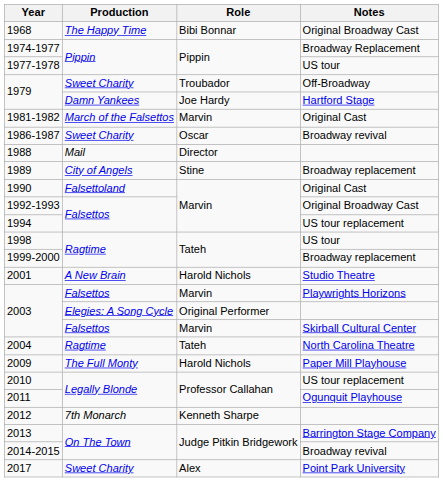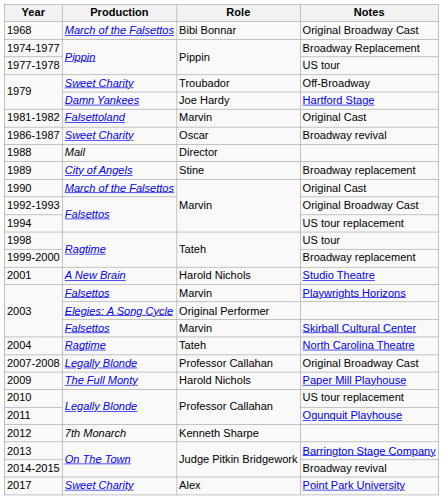(106, 30) The Happy Time -> (119, 30) March of the Falsettos
(119, 118) March of the Falsettos -> (95, 118) Falsettoland
(95, 188) Falsettoland -> (119, 188) March of the Falsettos
+ row: (33, 363)
